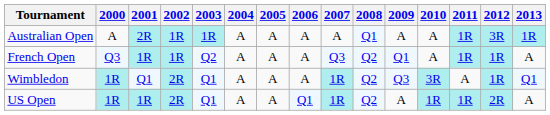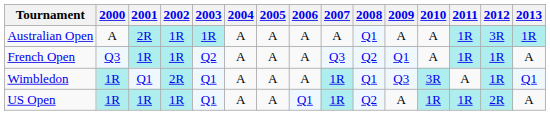(369, 78) Q2 -> (369, 78) Q1
(176, 99) 2R -> (176, 99) 1R
